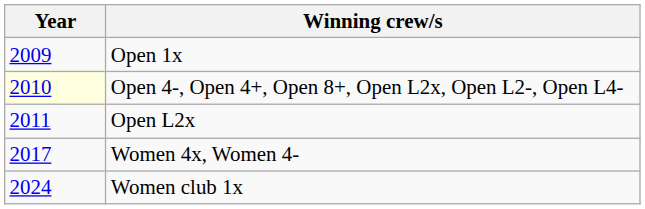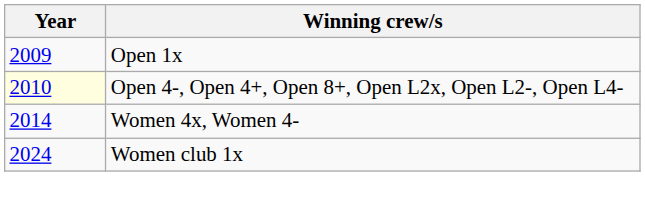- row: (153, 120)
(30, 154) 2017 -> (30, 120) 2014
